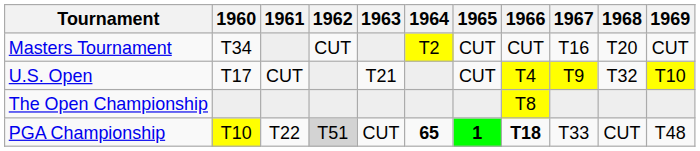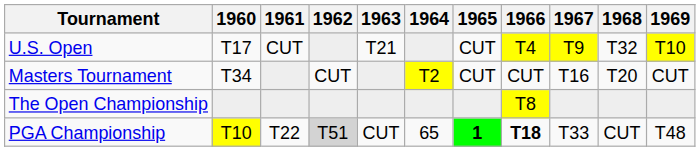rows swapped: (90, 47) <-> (51, 76)
(429, 133) bold -> (429, 133) normal
